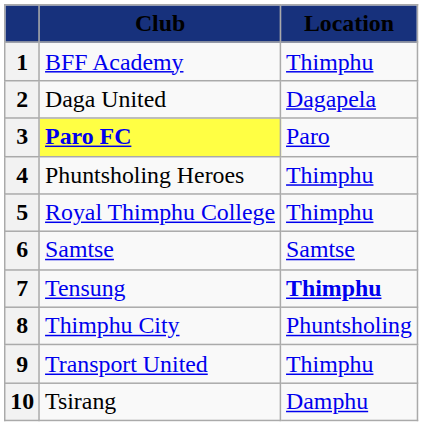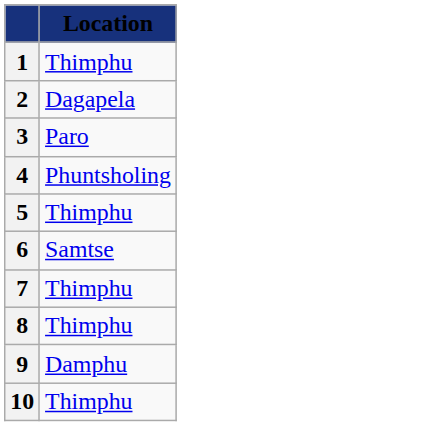- column: (160, 23)
(330, 174) Thimphu -> (108, 174) Phuntsholing
(334, 288) bold -> (89, 288) normal
(349, 325) Phuntsholing -> (89, 325) Thimphu
(330, 363) Thimphu -> (86, 363) Damphu
(327, 401) Damphu -> (89, 401) Thimphu
